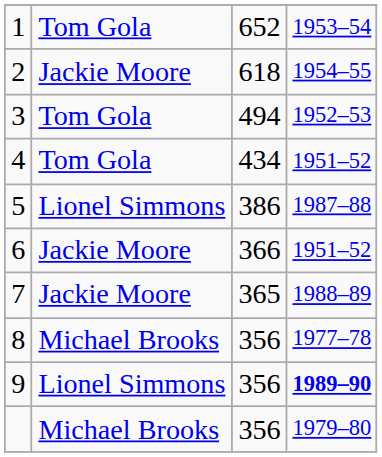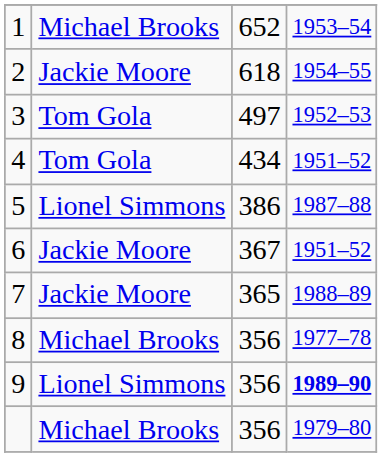(95, 26) Tom Gola -> (129, 26) Michael Brooks
(260, 116) 494 -> (260, 116) 497
(260, 250) 366 -> (260, 250) 367
